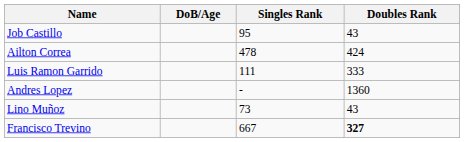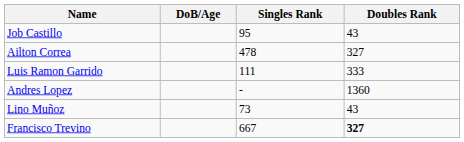(355, 52) 424 -> (355, 52) 327
